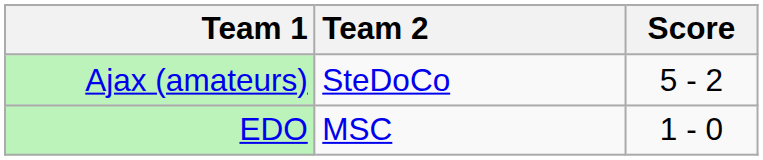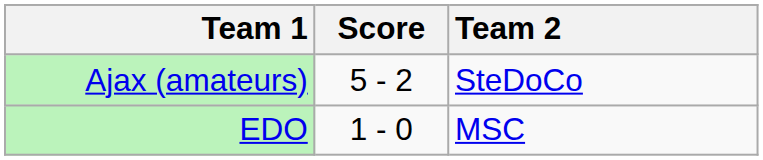columns swapped: (691, 29) <-> (375, 29)
